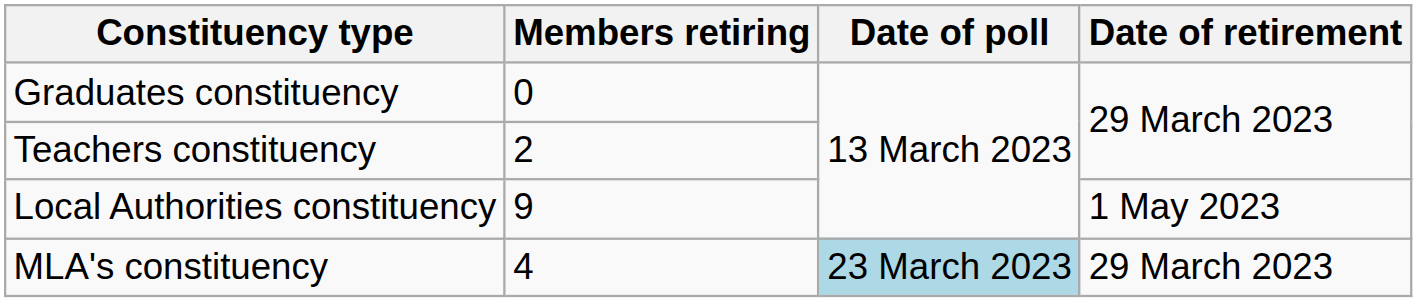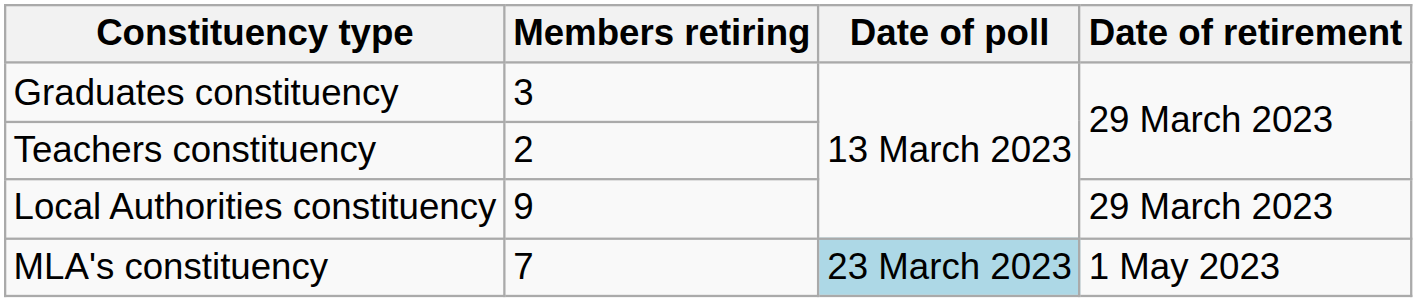(523, 91) 0 -> (523, 91) 3
(1184, 207) 1 May 2023 -> (1211, 207) 29 March 2023
(523, 265) 4 -> (523, 265) 7
(1211, 265) 29 March 2023 -> (1184, 265) 1 May 2023
